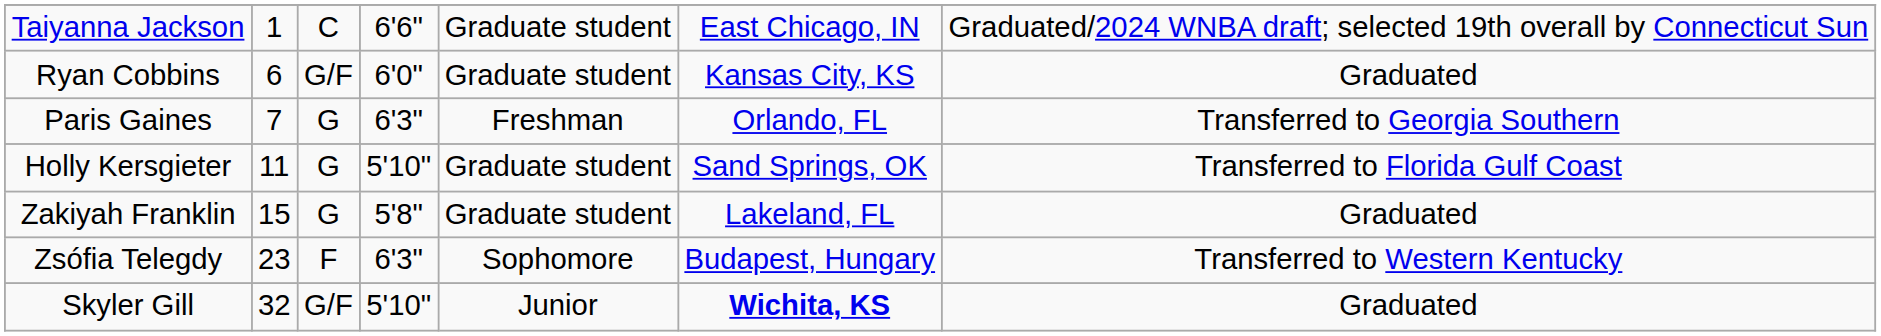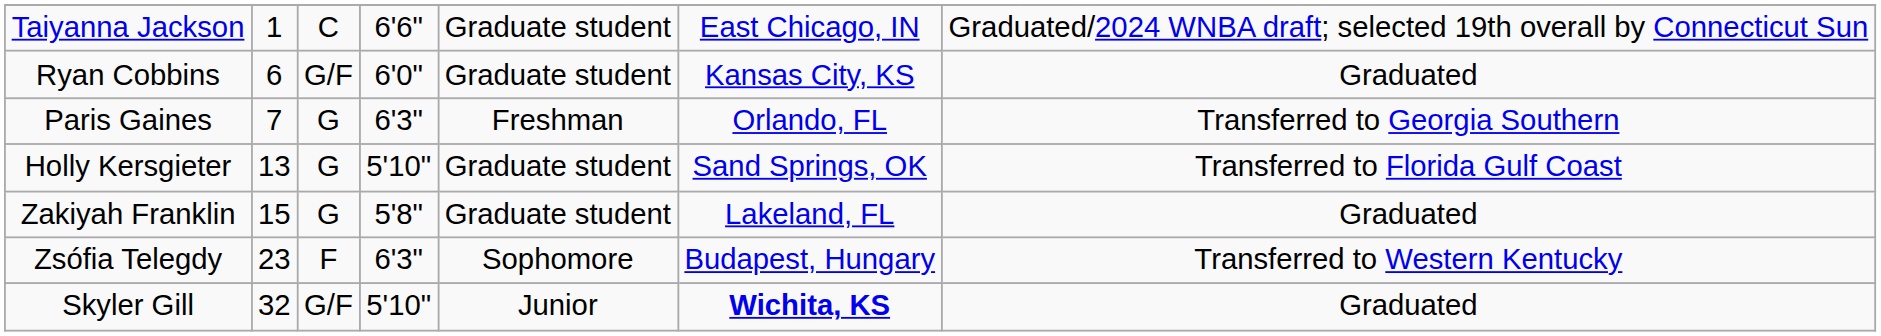(274, 167) 11 -> (274, 167) 13
